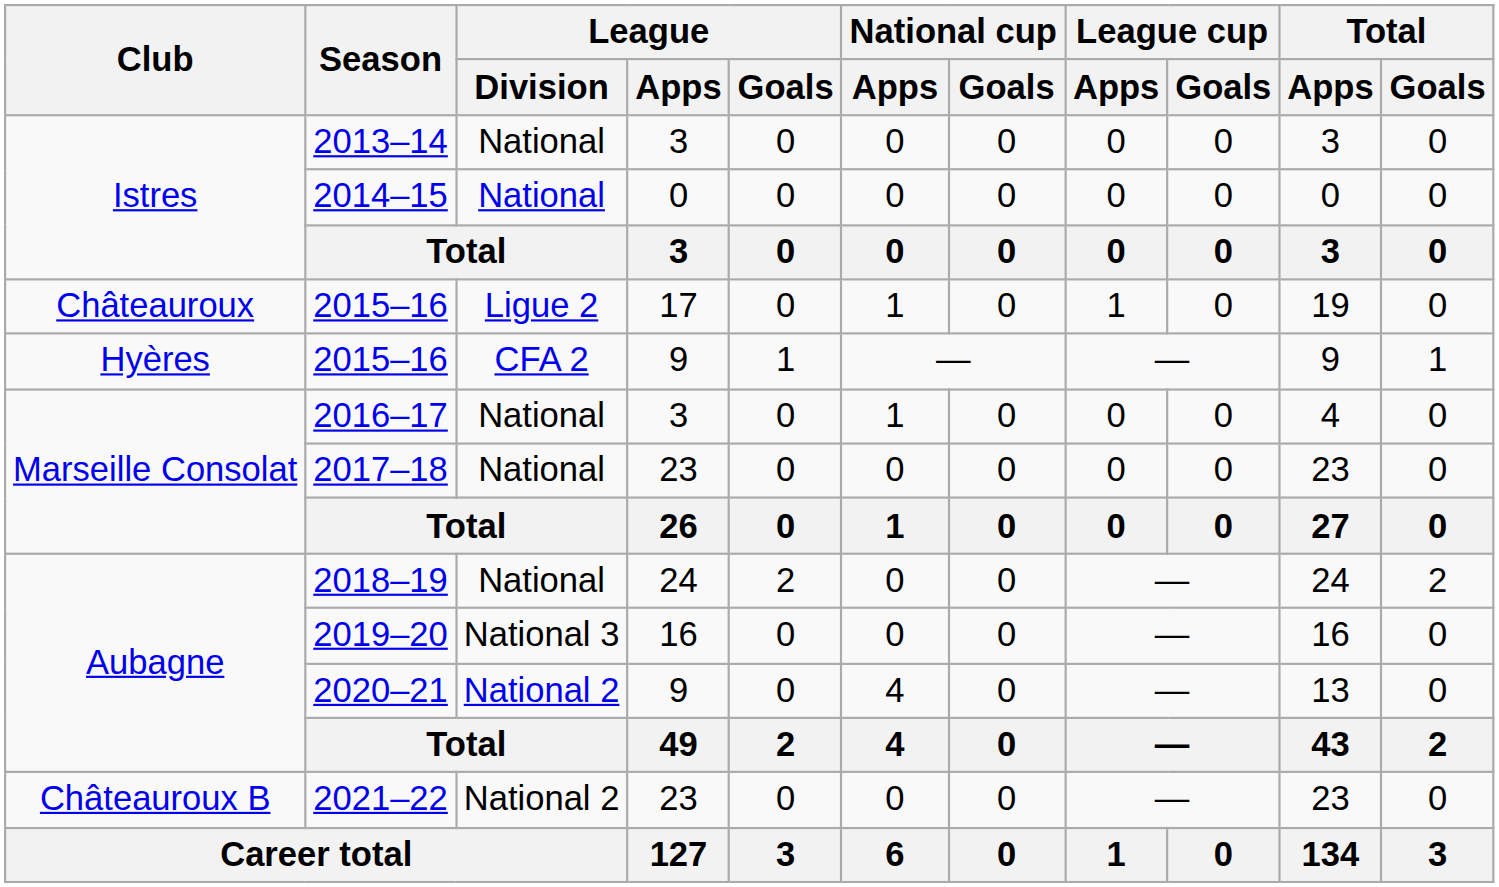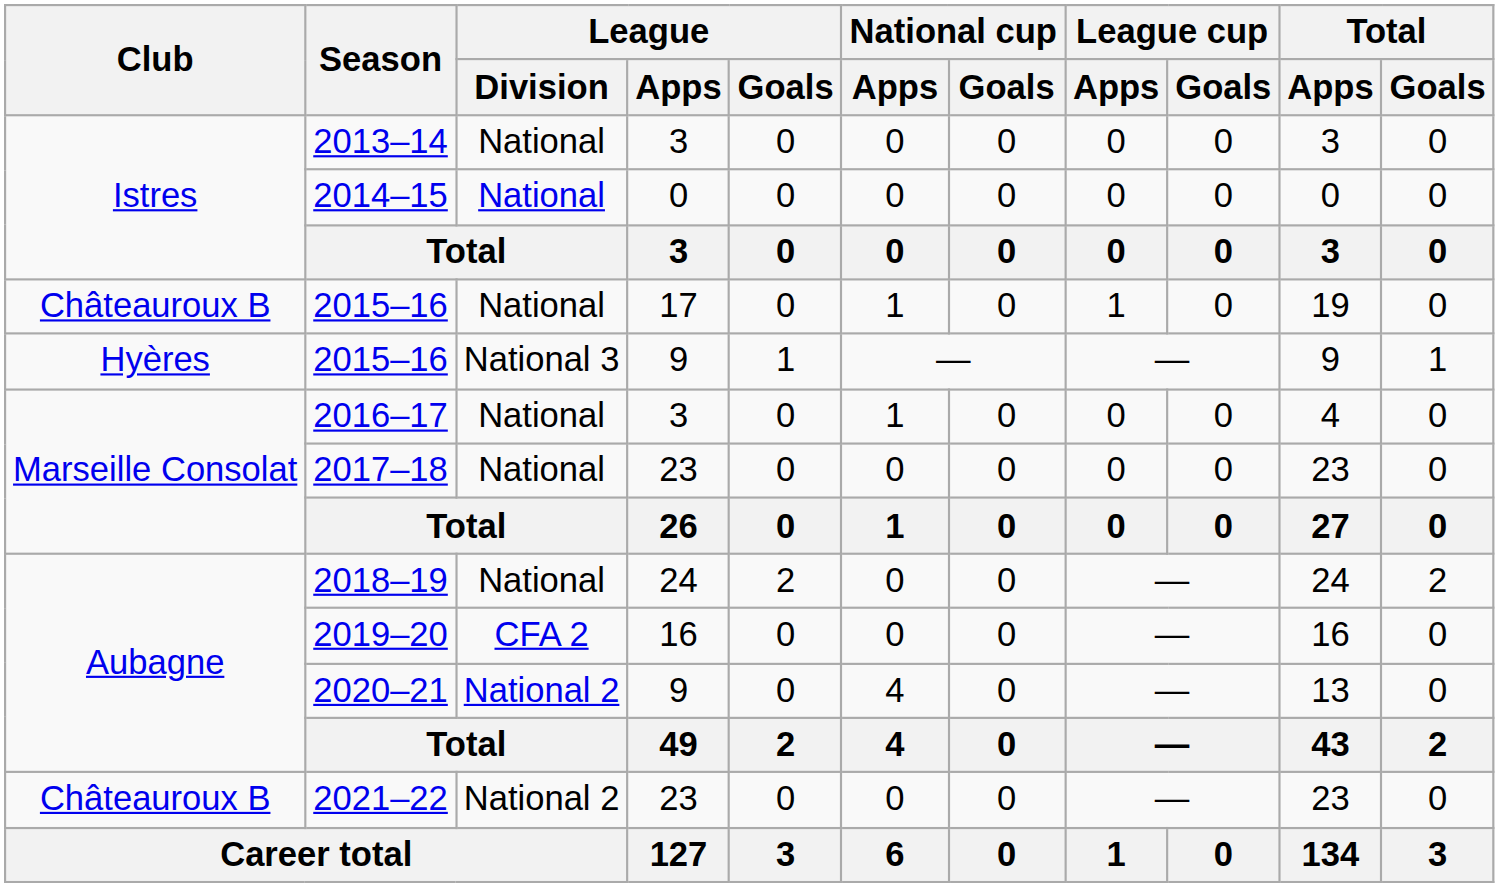(155, 305) Châteauroux -> (155, 305) Châteauroux B
(542, 305) Ligue 2 -> (542, 305) National
(542, 360) CFA 2 -> (542, 360) National 3
(542, 634) National 3 -> (542, 634) CFA 2
